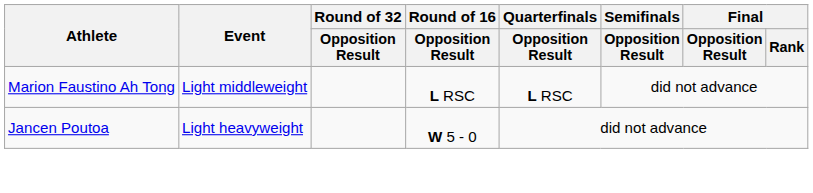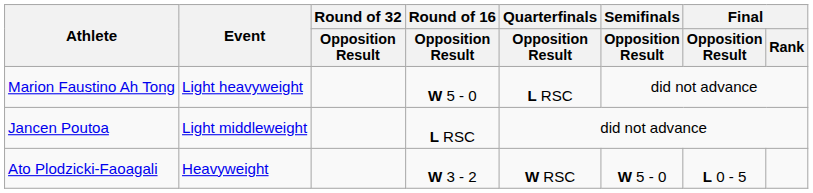(245, 87) Light middleweight -> (243, 87) Light heavyweight
(452, 96) L RSC -> (452, 96) W 5 - 0
(243, 128) Light heavyweight -> (245, 128) Light middleweight
(452, 137) W 5 - 0 -> (452, 137) L RSC
+ row: (83, 169)
